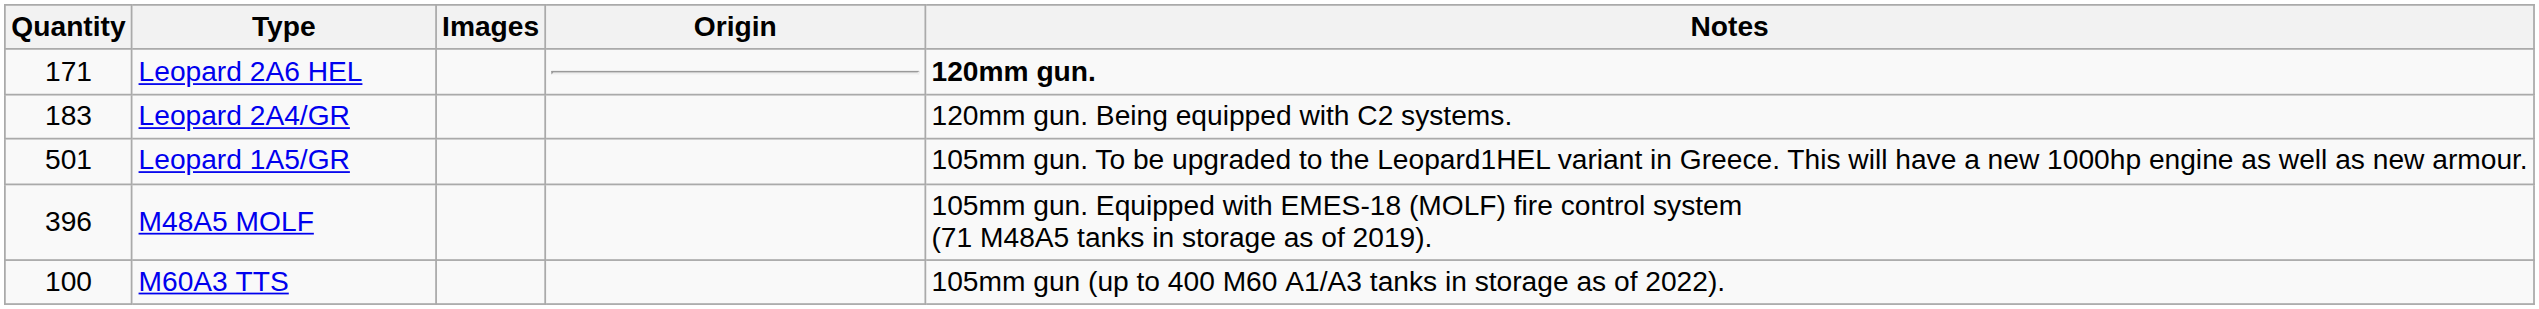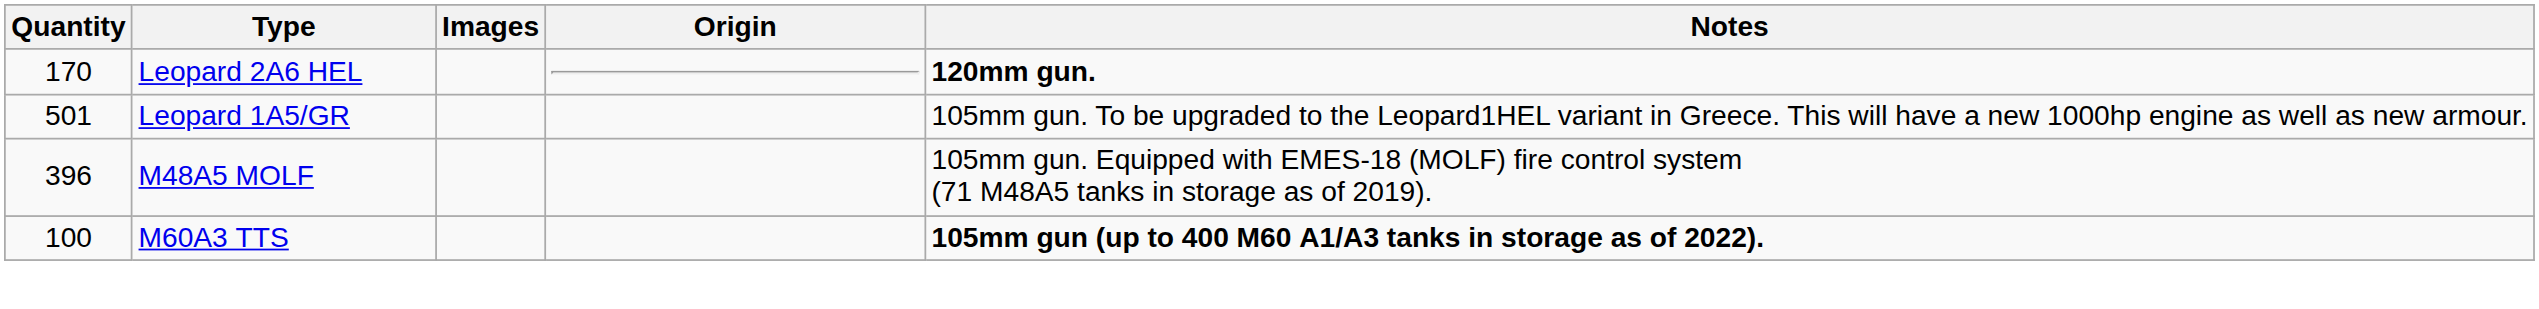(68, 71) 171 -> (68, 71) 170
- row: (244, 116)
(1328, 281) normal -> (1348, 237) bold
